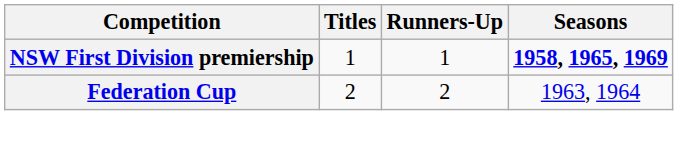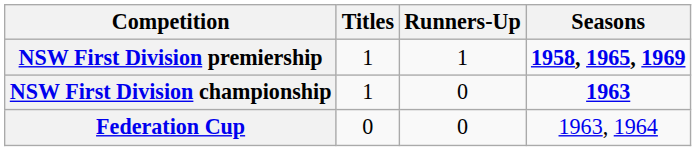+ row: (171, 92)
(350, 92) 2 -> (368, 127) 0
(445, 92) 2 -> (462, 127) 0
